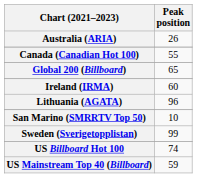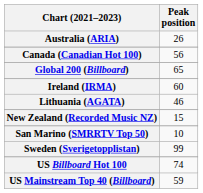(173, 54) 55 -> (178, 54) 56
(173, 102) 96 -> (178, 102) 46
+ row: (82, 117)
